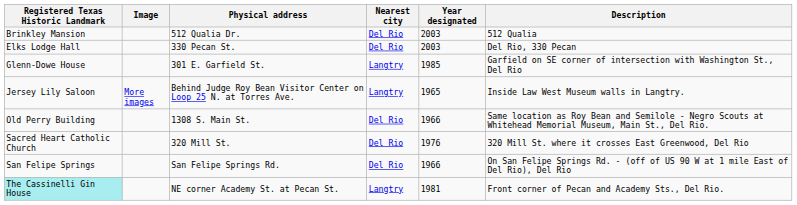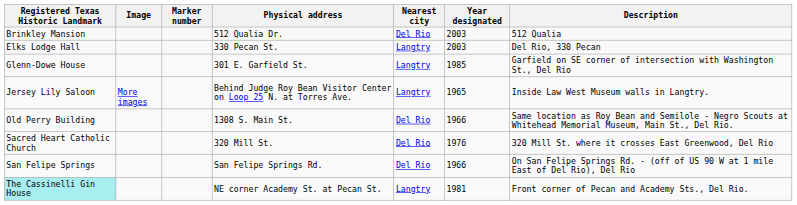+ column: (187, 16)
(386, 47) Del Rio -> (413, 47) Langtry
